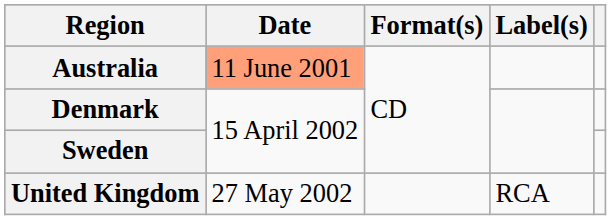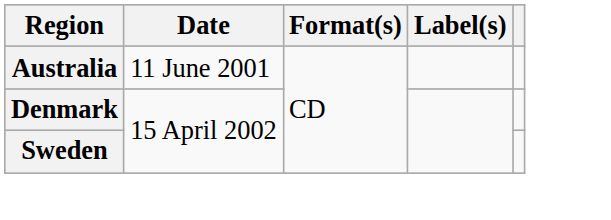(281, 67) lightsalmon background -> (200, 67) no background
- row: (105, 192)
